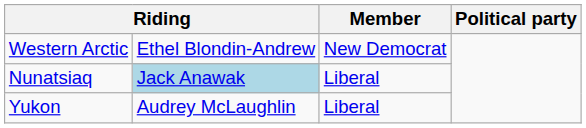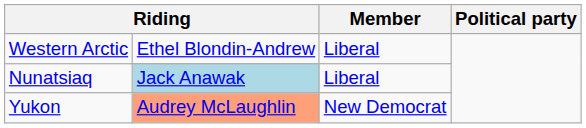(385, 48) New Democrat -> (352, 48) Liberal
(216, 107) no background -> (216, 107) lightsalmon background
(352, 107) Liberal -> (385, 107) New Democrat
